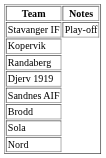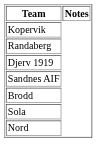- row: (34, 30)
